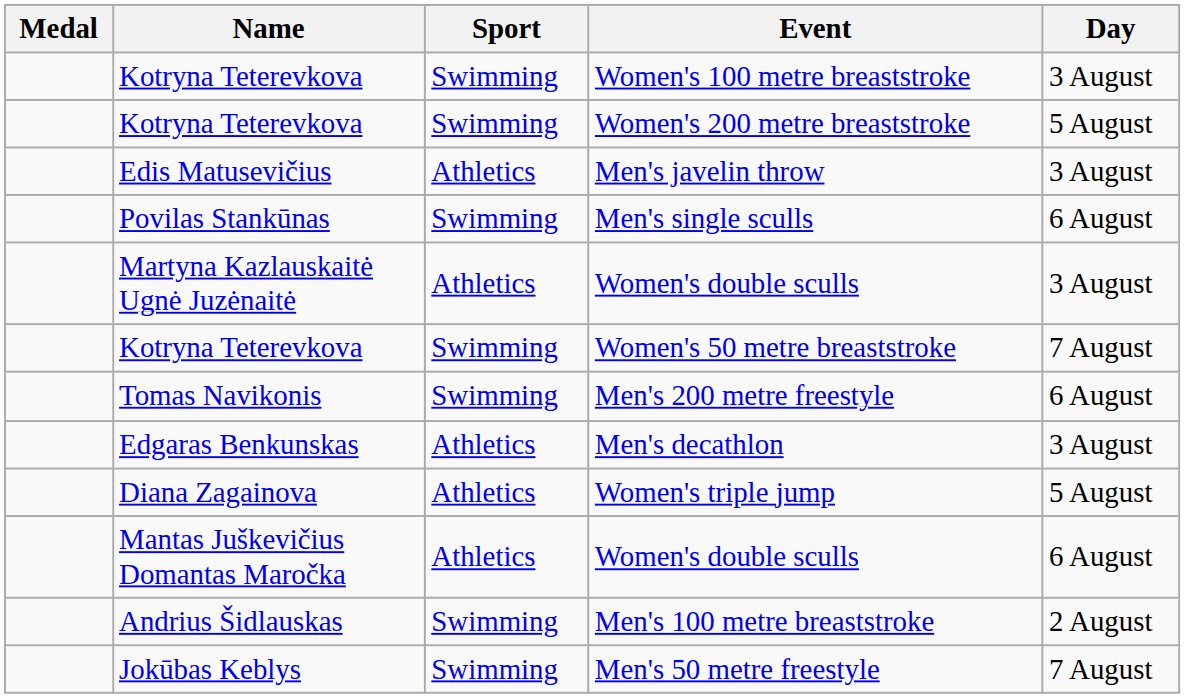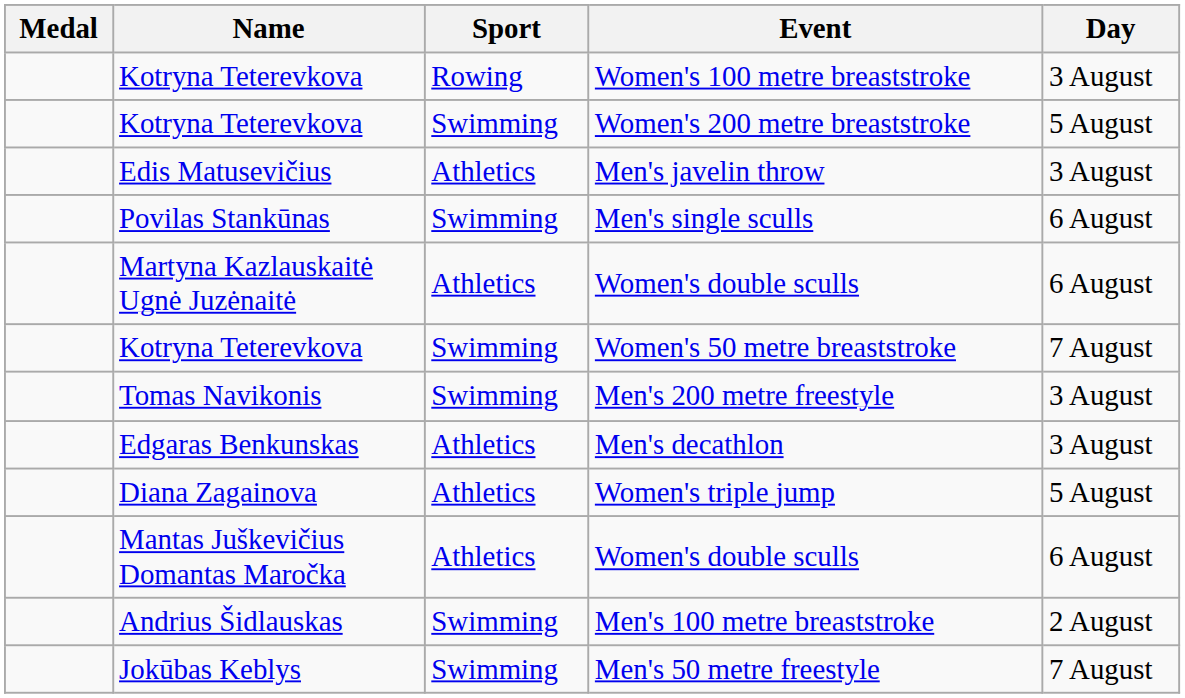(495, 76) Swimming -> (477, 76) Rowing
(1101, 283) 3 August -> (1101, 283) 6 August
(1101, 396) 6 August -> (1101, 396) 3 August
